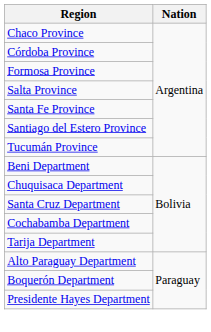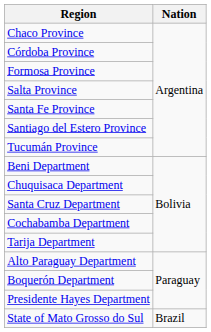+ row: (75, 318)
